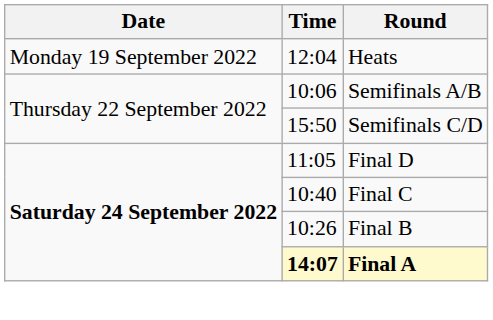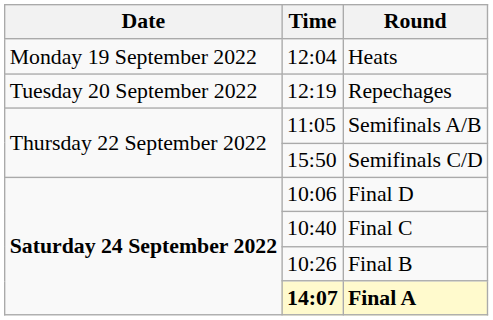+ row: (400, 90)
(312, 90) 10:06 -> (311, 125) 11:05
(311, 159) 11:05 -> (312, 194) 10:06
